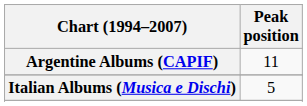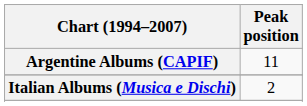(271, 87) 5 -> (271, 87) 2
